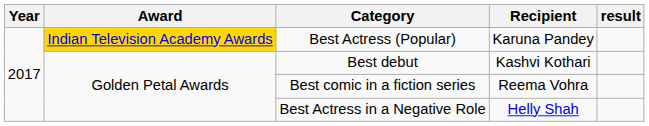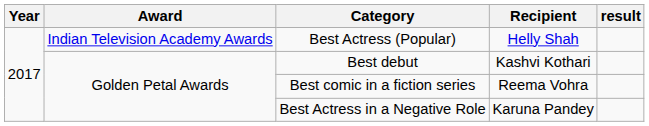(160, 39) gold background -> (160, 39) no background
(543, 39) Karuna Pandey -> (543, 39) Helly Shah
(543, 109) Helly Shah -> (543, 109) Karuna Pandey
